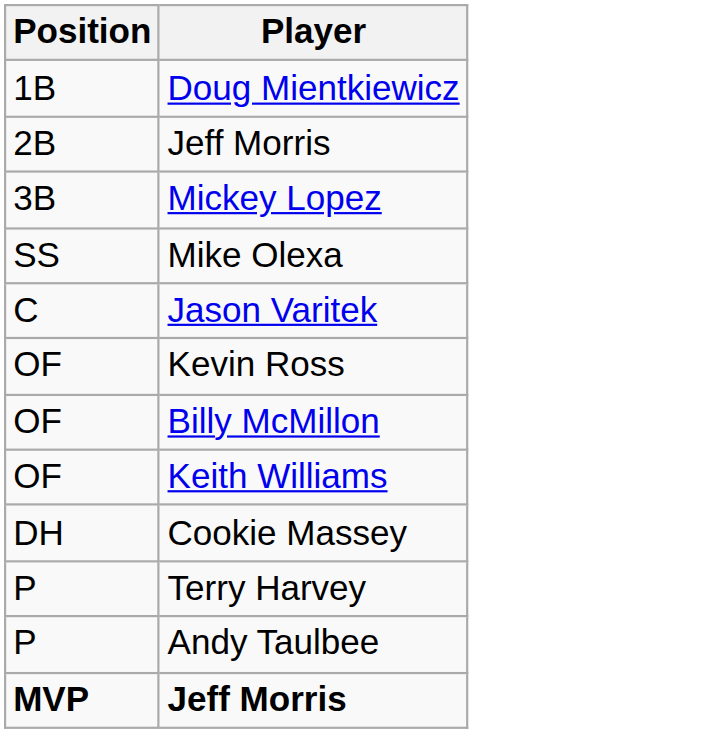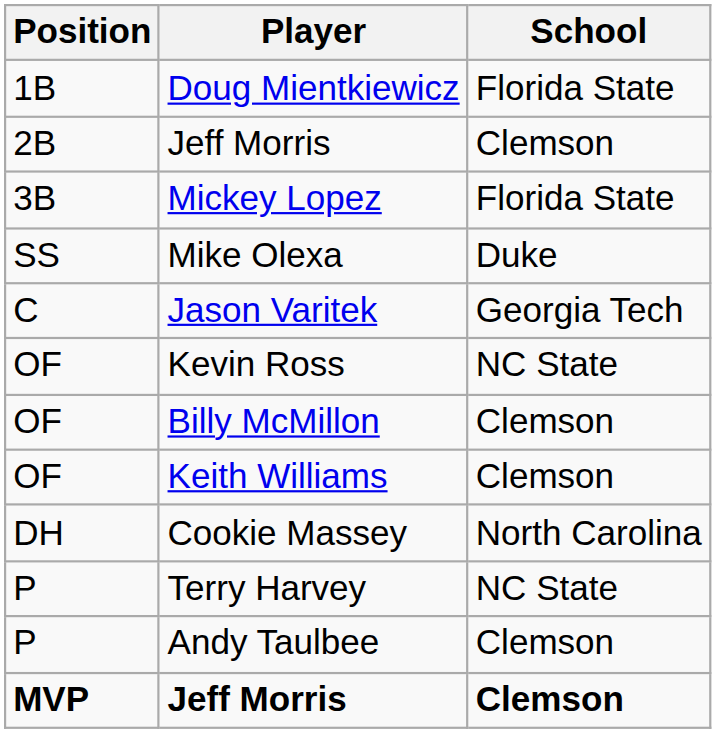+ column: (589, 32)
